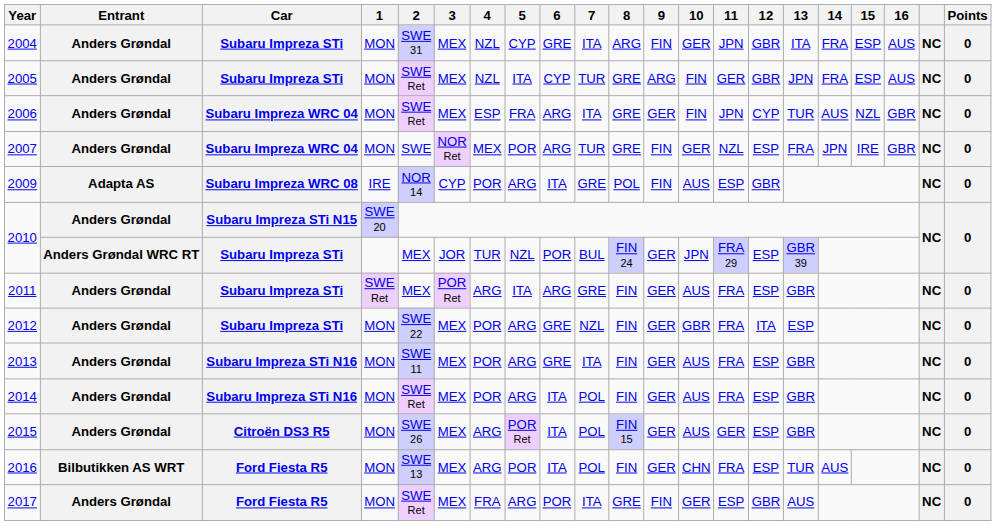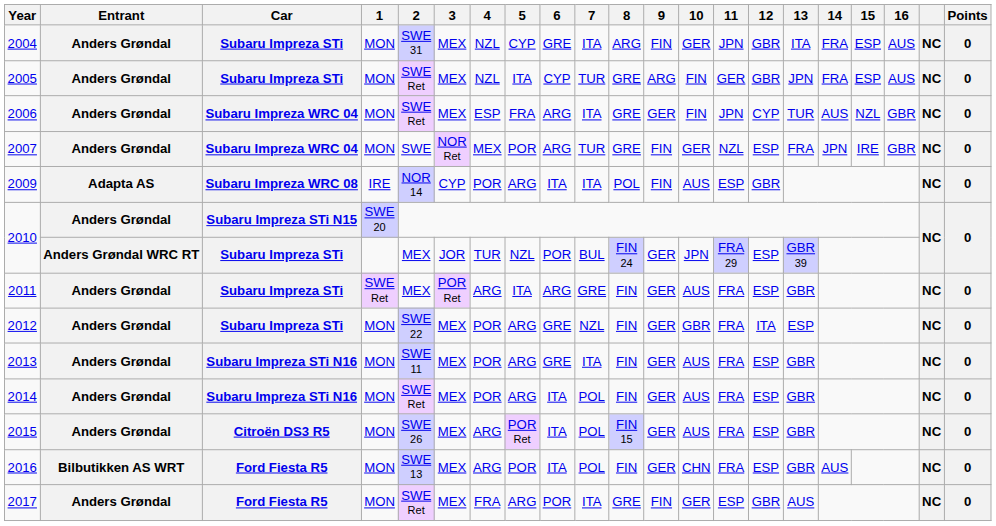(592, 184) GRE -> (592, 184) ITA
(731, 431) GER -> (731, 431) FRA
(801, 467) TUR -> (801, 467) GBR
